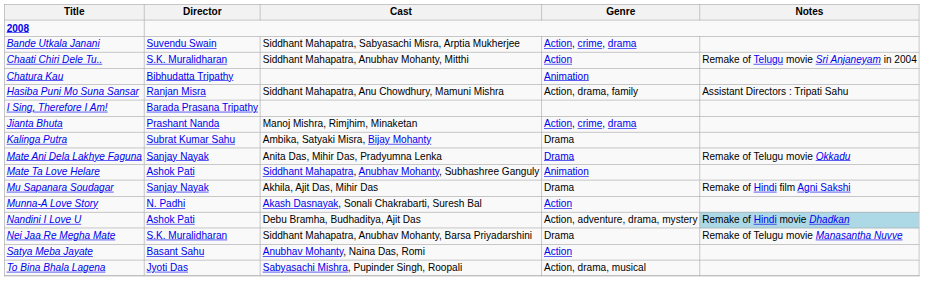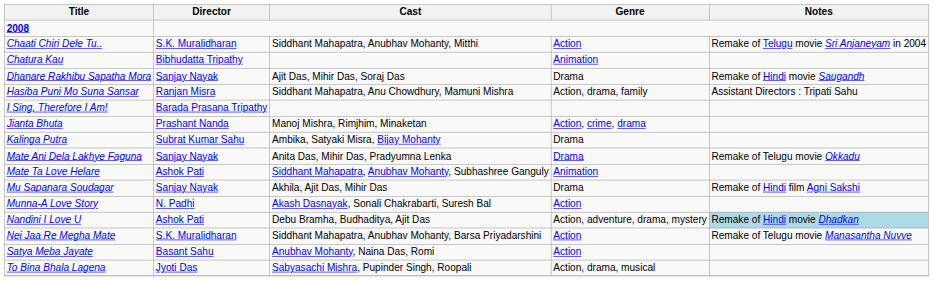- row: (53, 44)
+ row: (79, 76)
(559, 236) Drama -> (567, 236) Action
